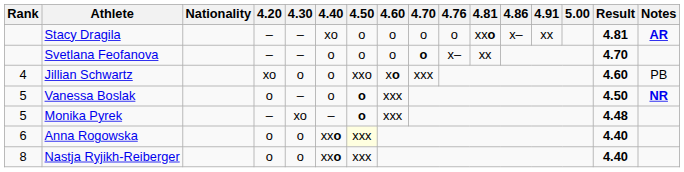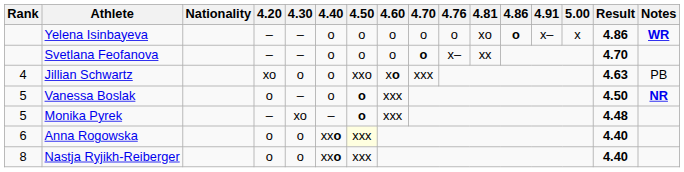+ row: (96, 34)
- row: (83, 34)
(615, 75) 4.60 -> (615, 75) 4.63
